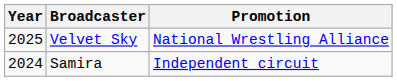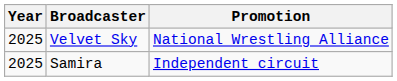(26, 64) 2024 -> (26, 64) 2025
